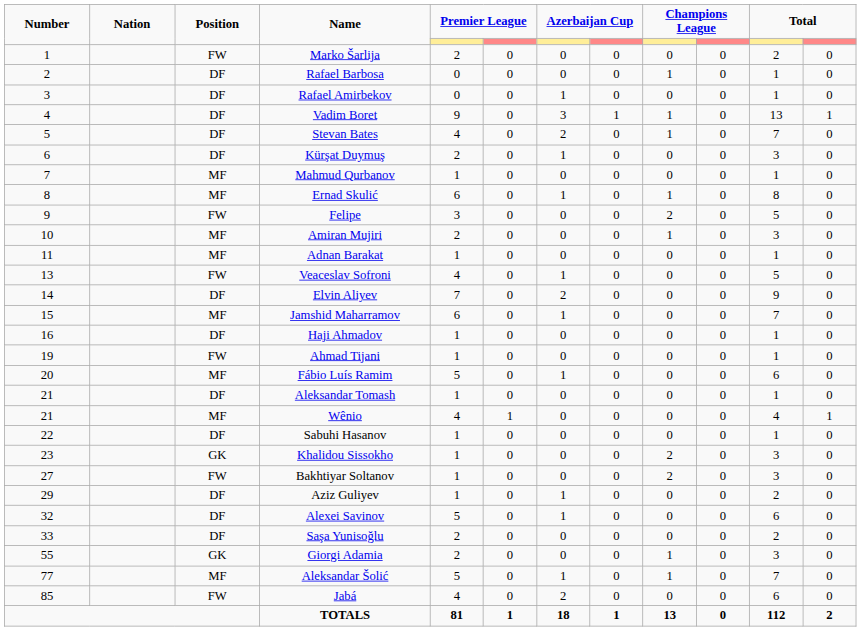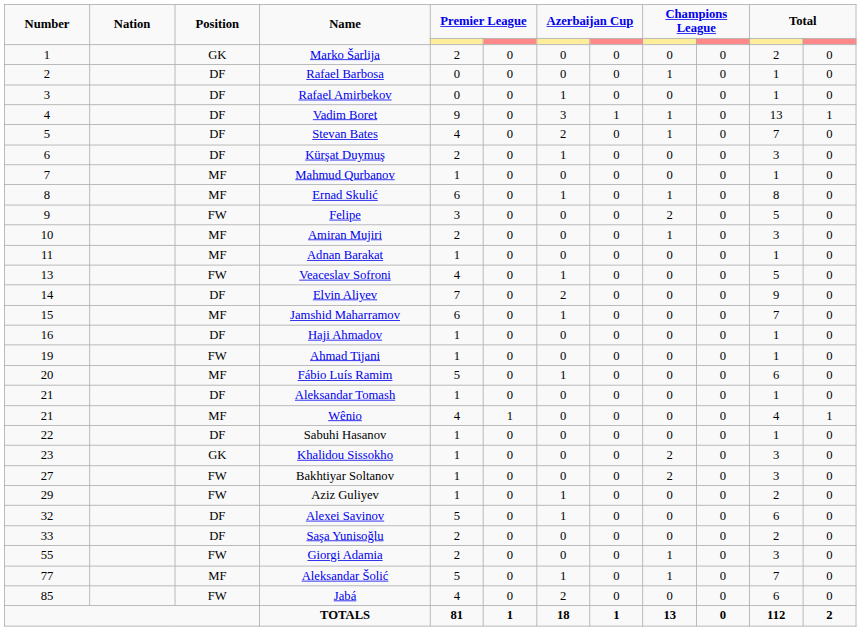(217, 54) FW -> (217, 54) GK
(217, 495) DF -> (217, 495) FW
(217, 555) GK -> (217, 555) FW
